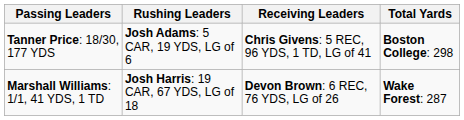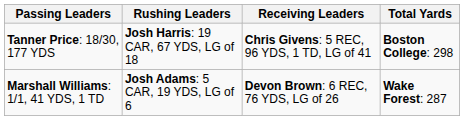(180, 46) Josh Adams: 5 CAR, 19 YDS, LG of 6 -> (180, 46) Josh Harris: 19 CAR, 67 YDS, LG of 18
(180, 92) Josh Harris: 19 CAR, 67 YDS, LG of 18 -> (180, 92) Josh Adams: 5 CAR, 19 YDS, LG of 6
